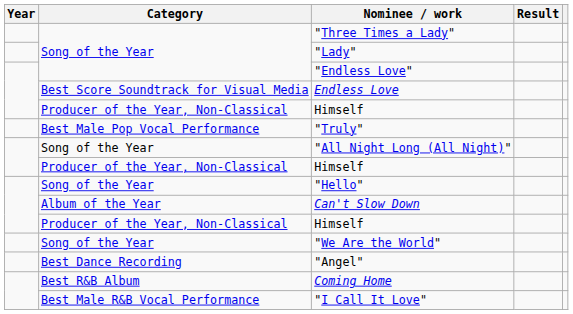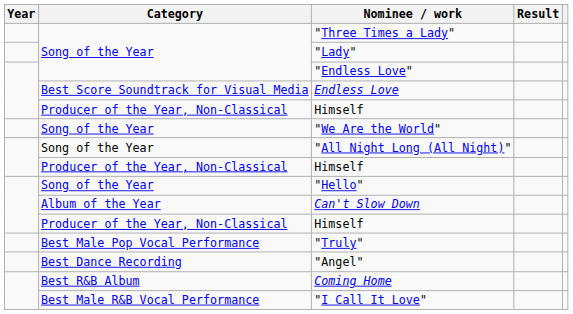rows swapped: (150, 128) <-> (97, 243)
